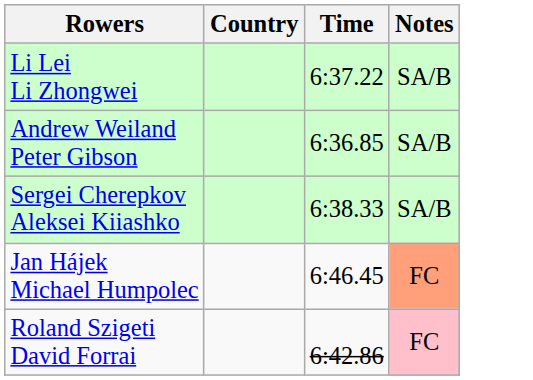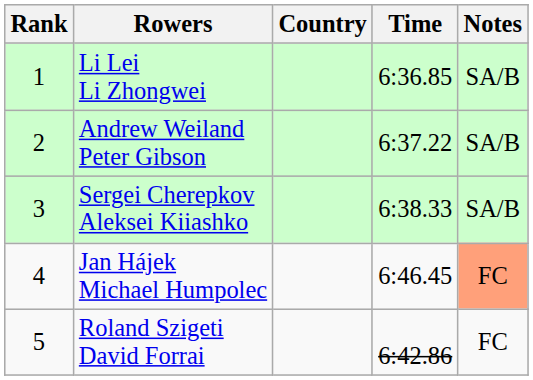+ column: (39, 23)
(347, 76) 6:37.22 -> (415, 76) 6:36.85
(347, 142) 6:36.85 -> (415, 142) 6:37.22
(424, 341) pink background -> (493, 341) no background
